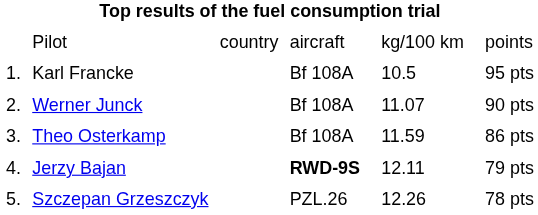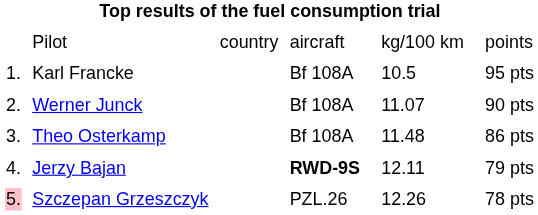(403, 136) 11.59 -> (403, 136) 11.48
(14, 199) no background -> (14, 199) pink background
